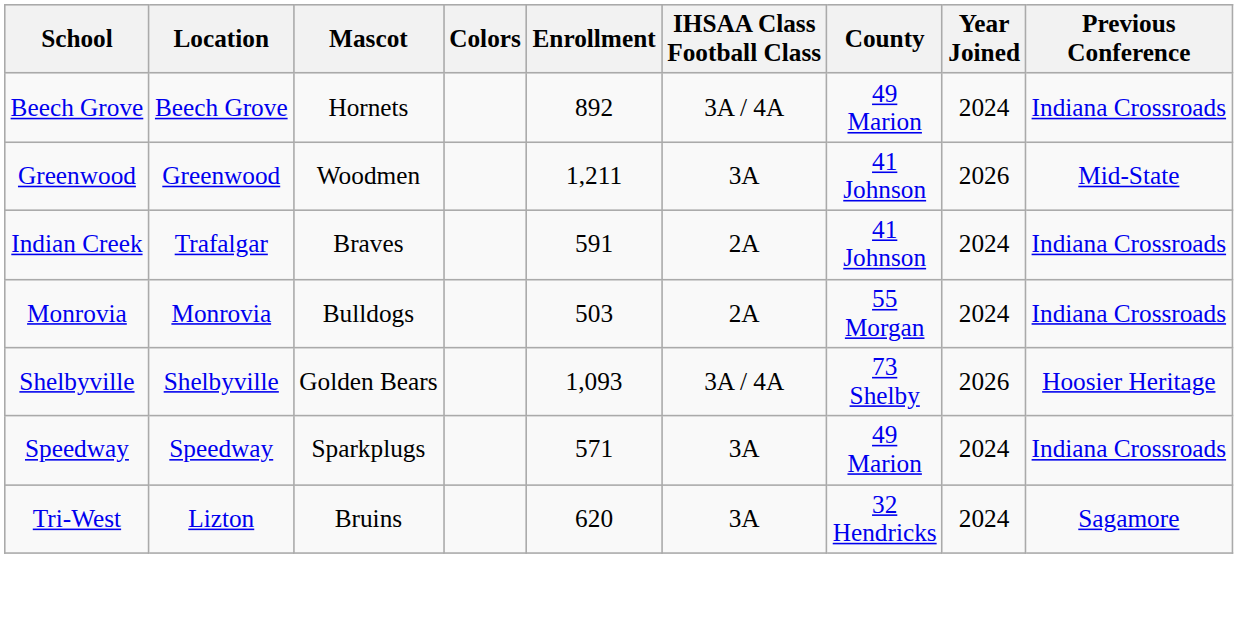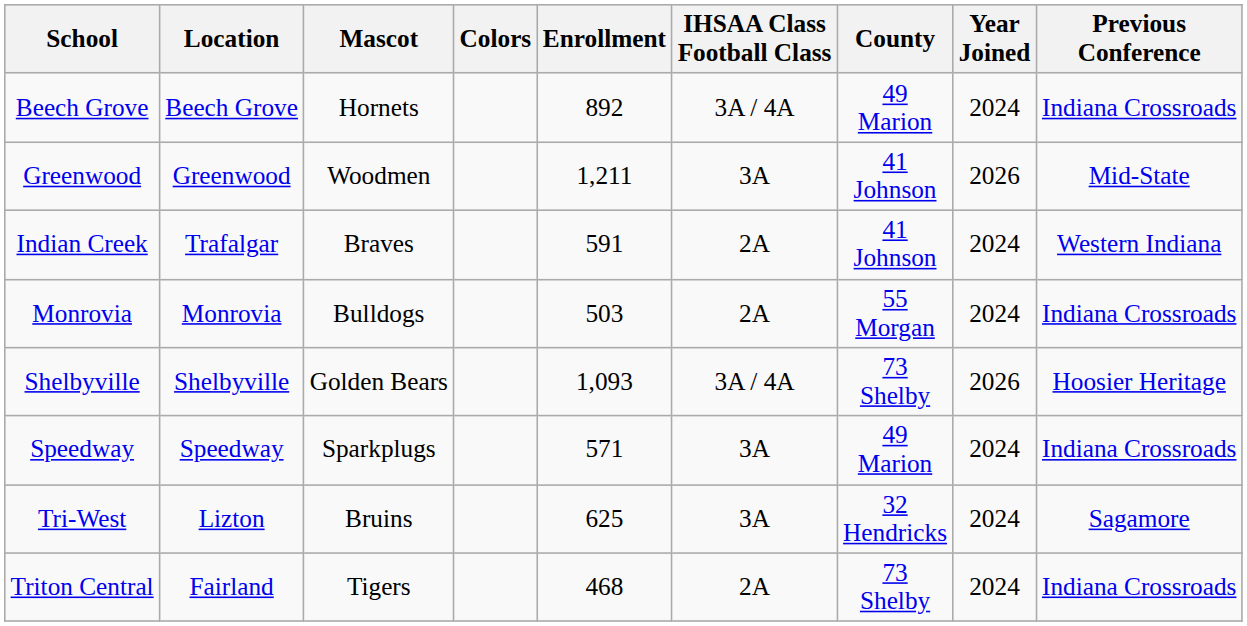(1129, 244) Indiana Crossroads -> (1139, 244) Western Indiana
(594, 518) 620 -> (604, 518) 625
+ row: (82, 587)
